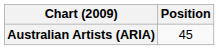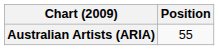(186, 34) 45 -> (186, 34) 55
